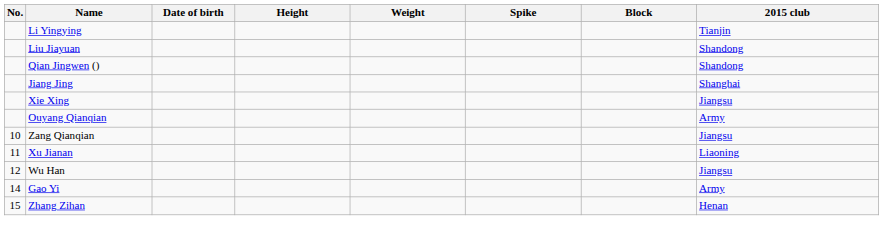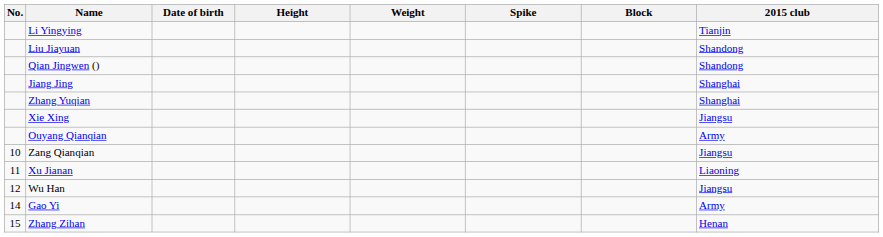+ row: (59, 100)
